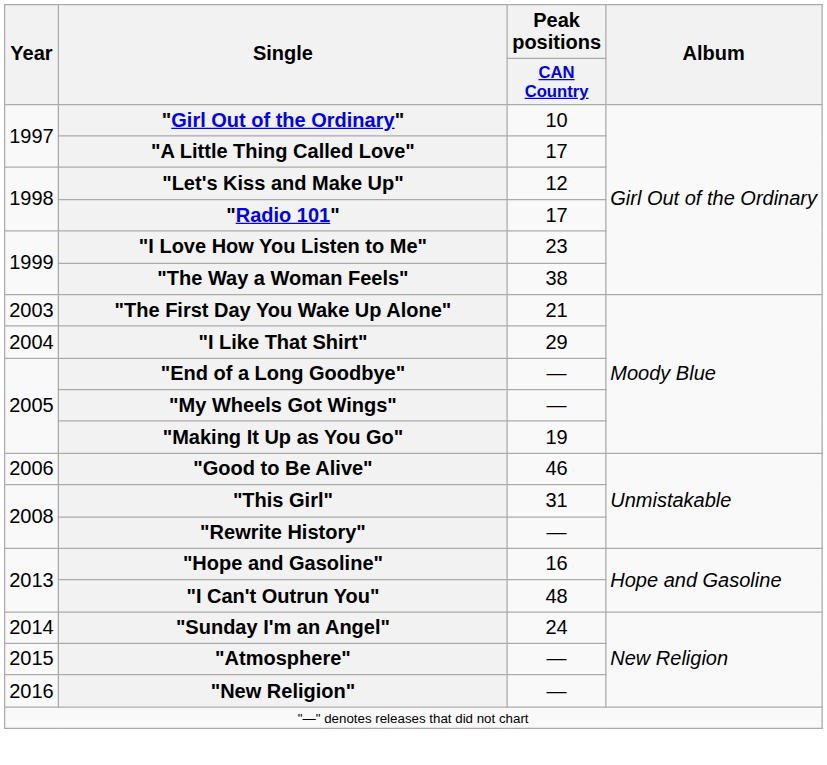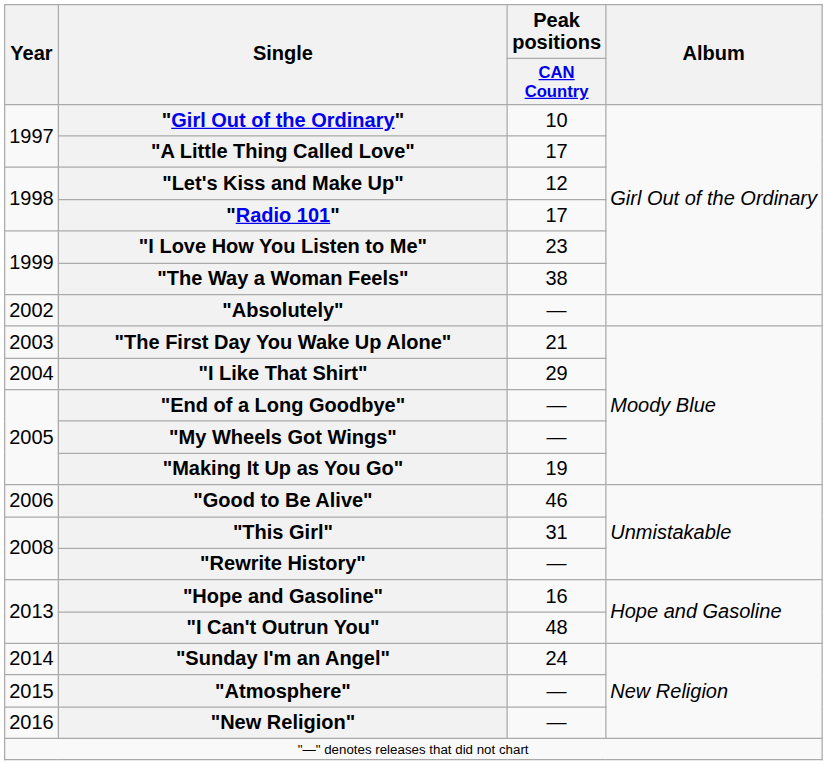+ row: (283, 310)
